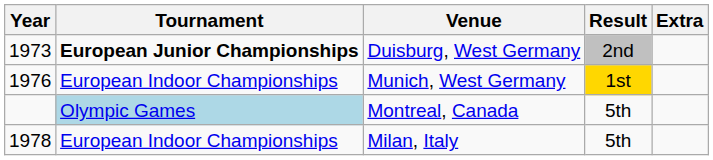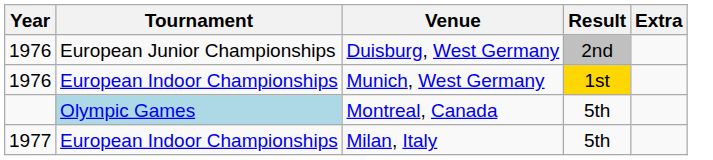(30, 50) 1973 -> (30, 50) 1976
(209, 50) bold -> (198, 50) normal
(30, 140) 1978 -> (30, 140) 1977
